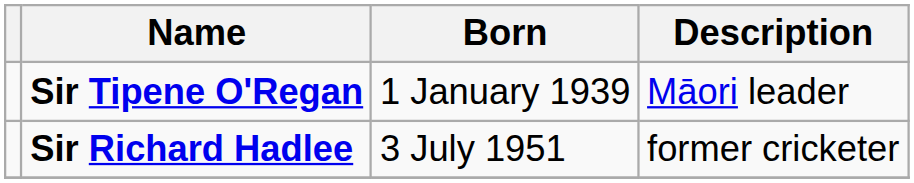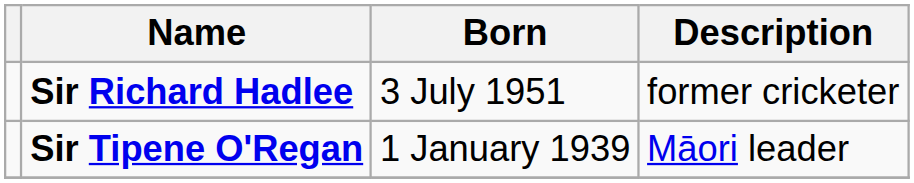rows swapped: (192, 148) <-> (197, 90)
